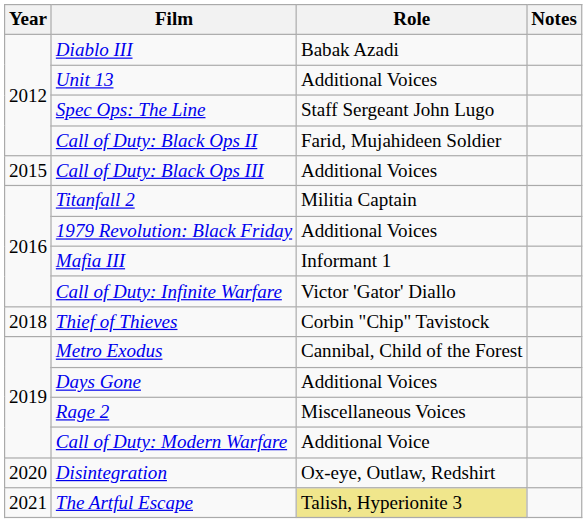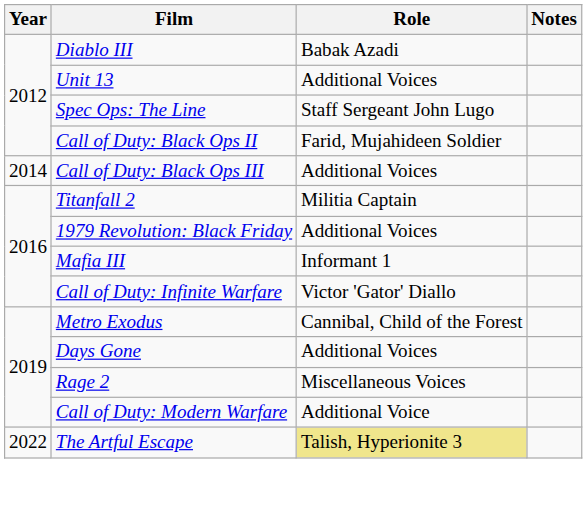(28, 170) 2015 -> (28, 170) 2014
- row: (117, 321)
- row: (111, 472)
(28, 502) 2021 -> (28, 442) 2022
